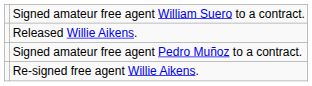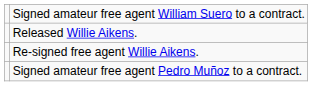rows swapped: (106, 71) <-> (157, 52)
